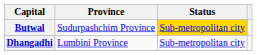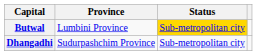(106, 27) Sudurpashchim Province -> (93, 27) Lumbini Province
(93, 43) Lumbini Province -> (106, 43) Sudurpashchim Province
